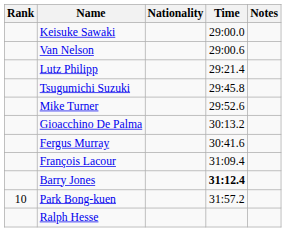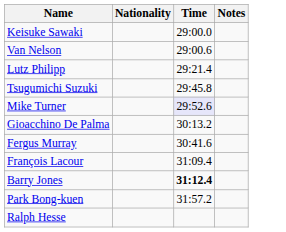- column: (21, 13)
(227, 106) no background -> (194, 106) lavender background
